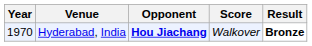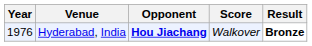(20, 32) 1970 -> (20, 32) 1976
